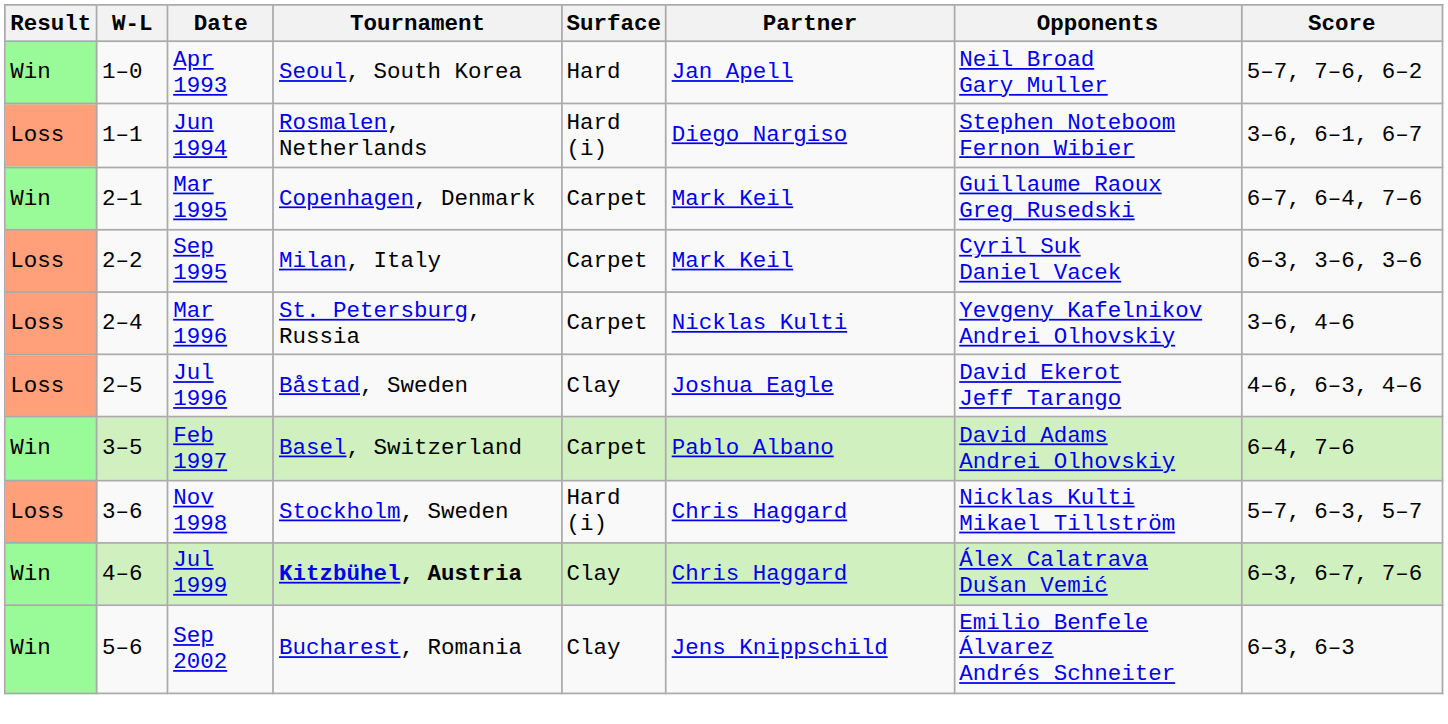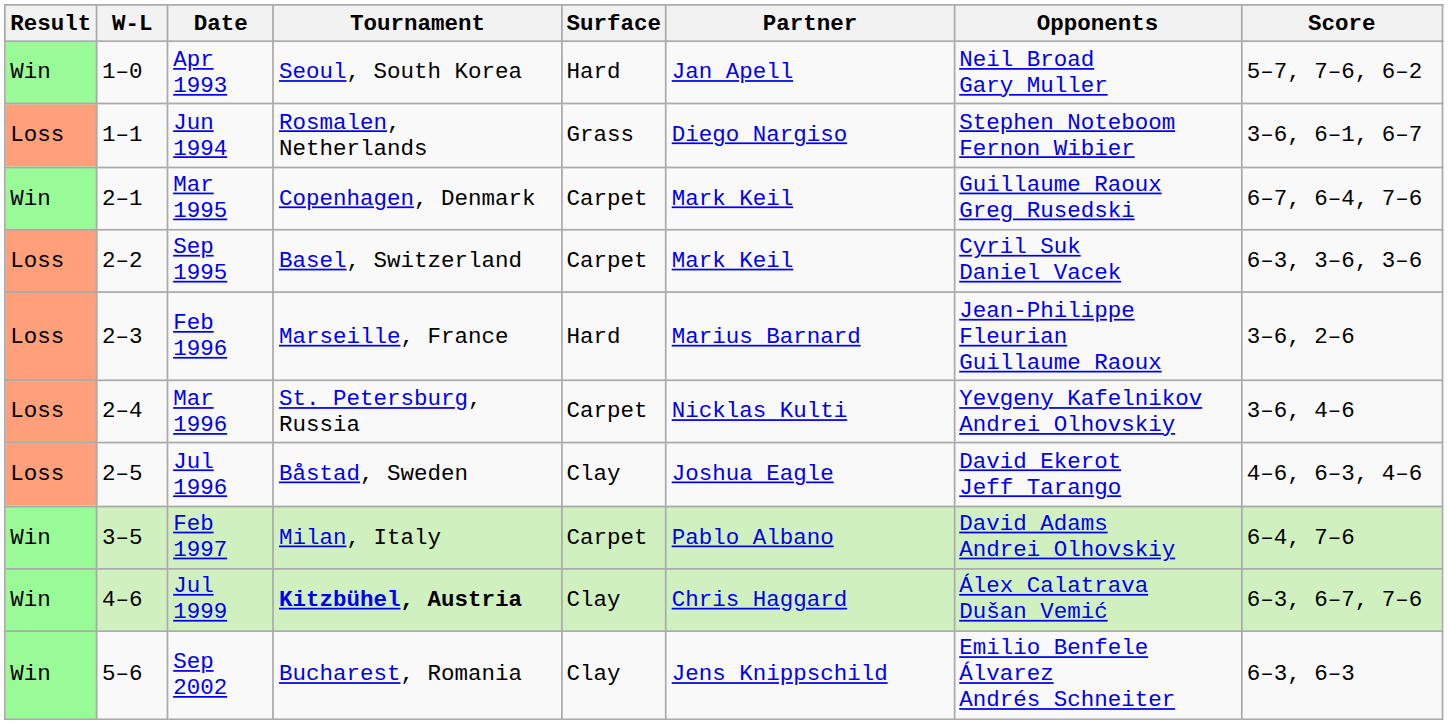(594, 135) Hard (i) -> (600, 135) Grass
(360, 261) Milan, Italy -> (400, 261) Basel, Switzerland
+ row: (200, 336)
(400, 448) Basel, Switzerland -> (360, 537) Milan, Italy
- row: (200, 511)
